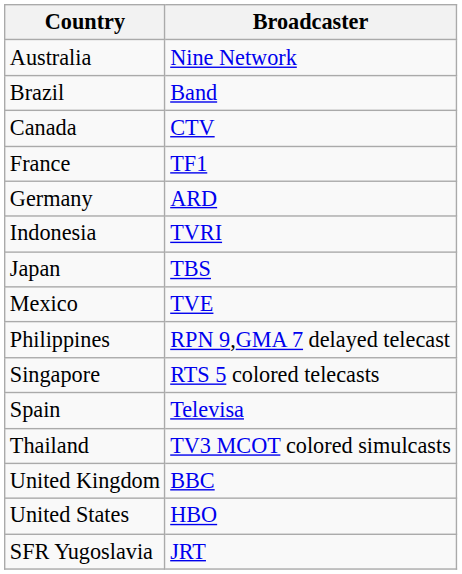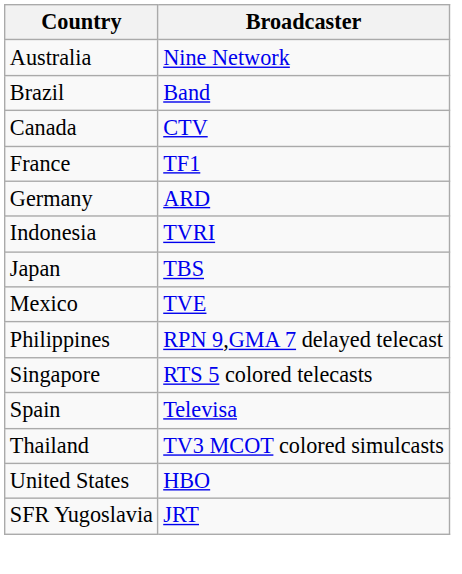- row: (85, 480)
